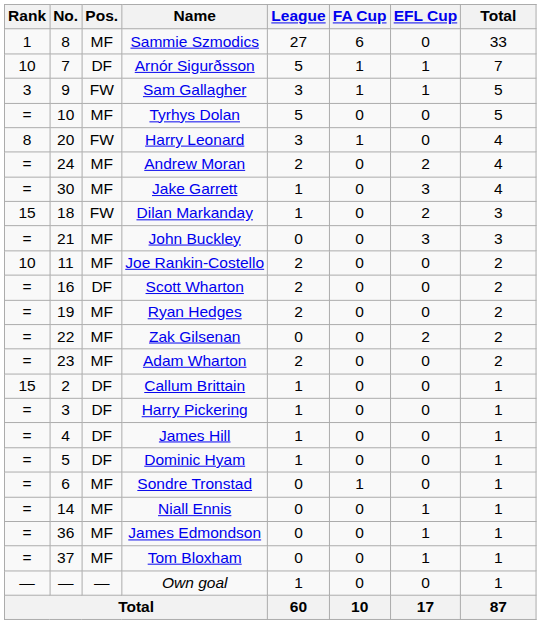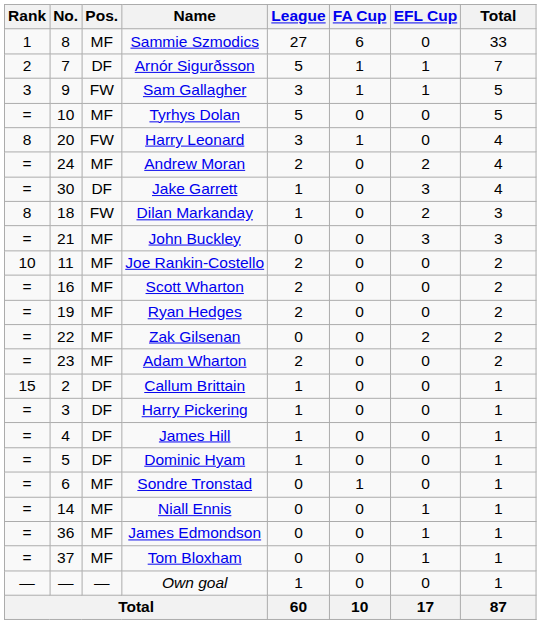(27, 66) 10 -> (27, 66) 2
(102, 189) MF -> (102, 189) DF
(27, 213) 15 -> (27, 213) 8
(102, 287) DF -> (102, 287) MF
